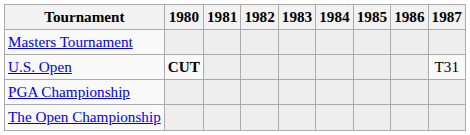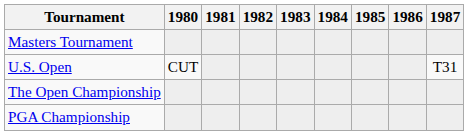(184, 67) bold -> (183, 67) normal
rows swapped: (84, 117) <-> (69, 92)
